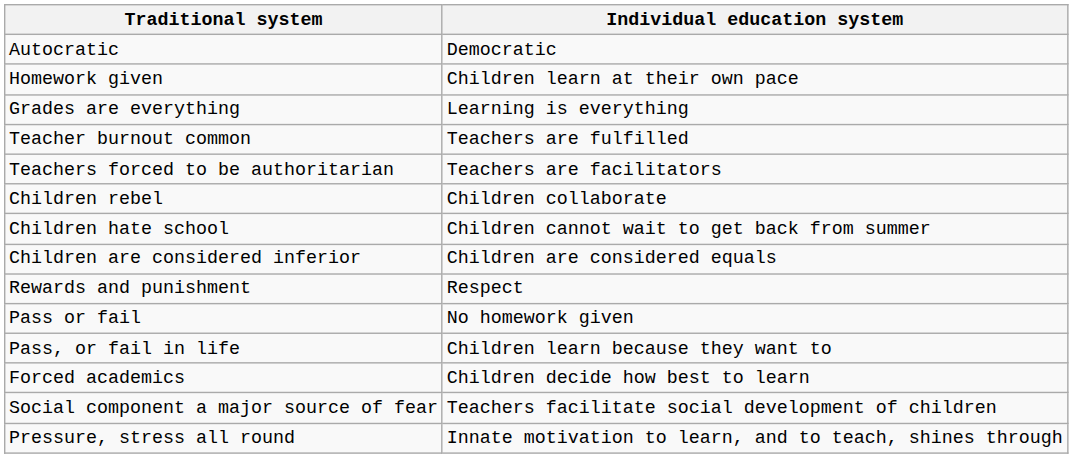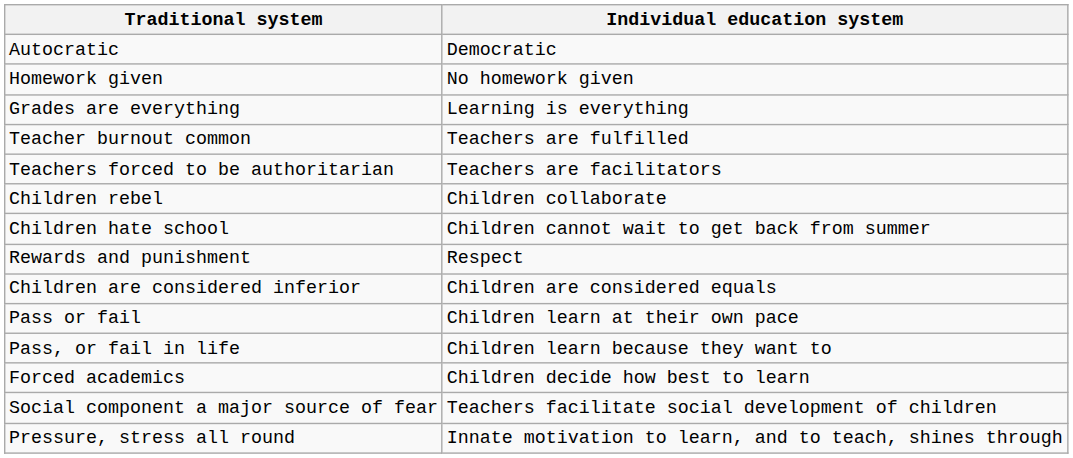(623, 79) Children learn at their own pace -> (540, 79) No homework given
rows swapped: (185, 259) <-> (130, 289)
(540, 318) No homework given -> (623, 318) Children learn at their own pace
